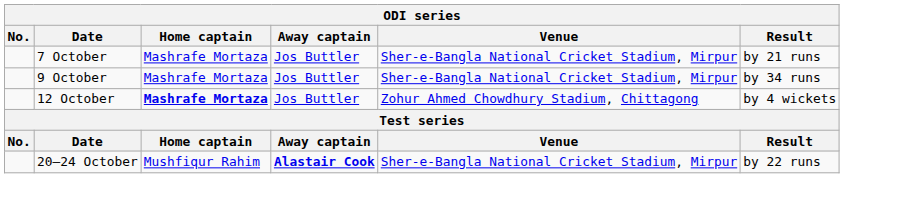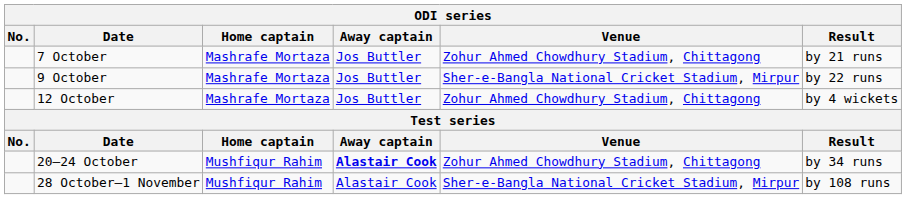(559, 57) Sher-e-Bangla National Cricket Stadium, Mirpur -> (602, 57) Zohur Ahmed Chowdhury Stadium, Chittagong
(782, 78) by 34 runs -> (844, 78) by 22 runs
(206, 99) bold -> (268, 99) normal
(559, 162) Sher-e-Bangla National Cricket Stadium, Mirpur -> (602, 162) Zohur Ahmed Chowdhury Stadium, Chittagong
(782, 162) by 22 runs -> (844, 162) by 34 runs
+ row: (118, 183)
